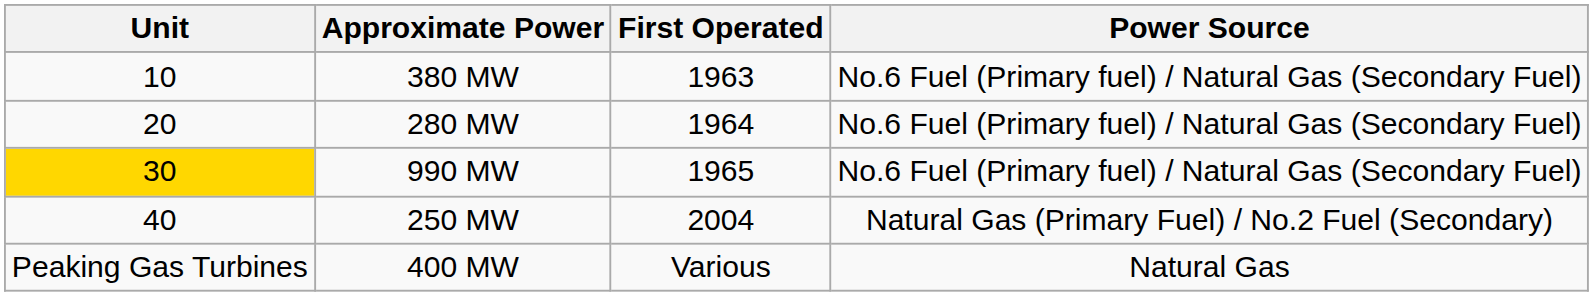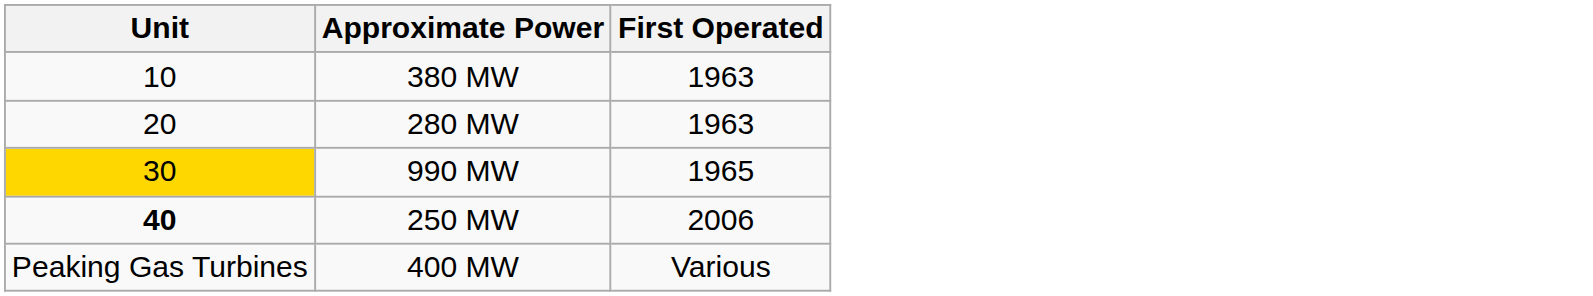- column: (1209, 28)
(721, 123) 1964 -> (721, 123) 1963
(160, 219) normal -> (160, 219) bold
(721, 219) 2004 -> (721, 219) 2006
